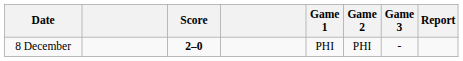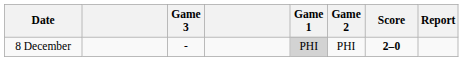columns swapped: (194, 21) <-> (399, 21)
(325, 46) no background -> (309, 46) lightgrey background
